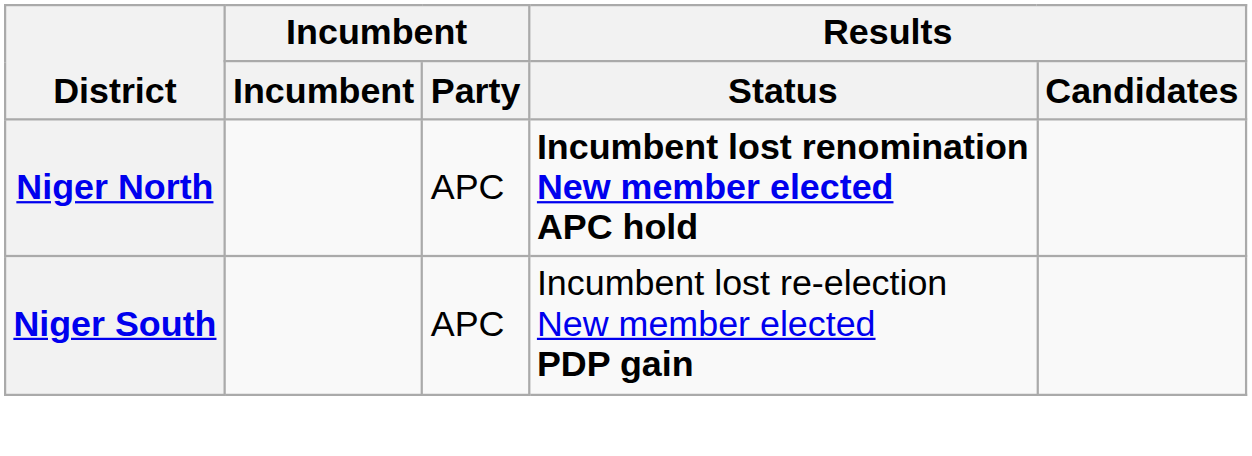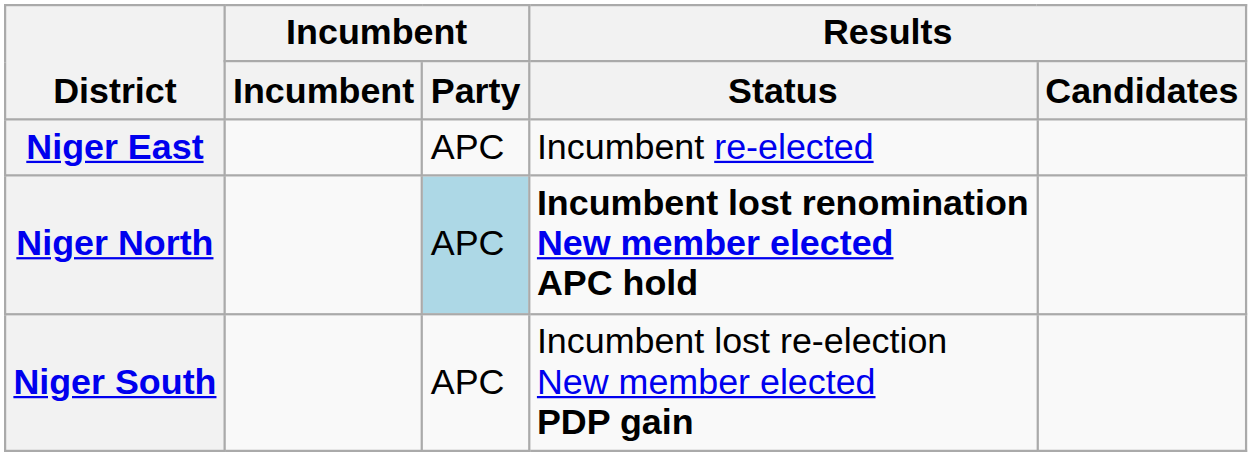+ row: (115, 146)
(468, 186) no background -> (468, 243) lightblue background
